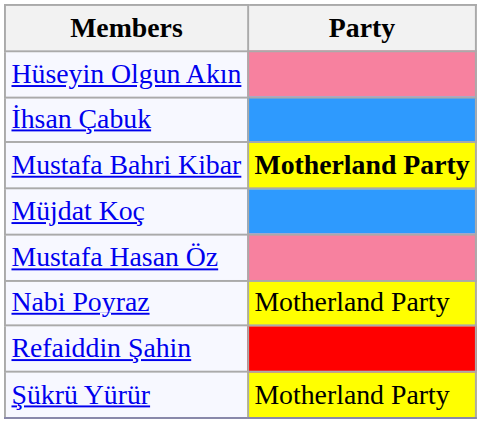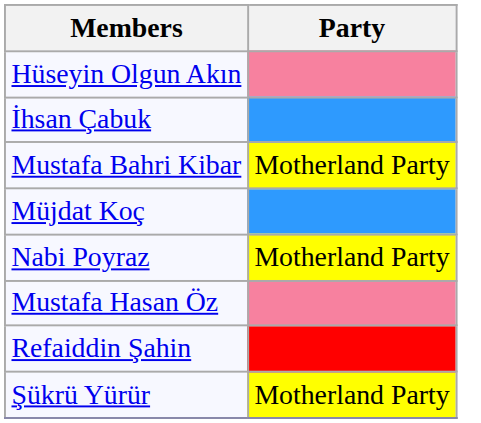(362, 165) bold -> (352, 165) normal
rows swapped: (115, 256) <-> (81, 302)
